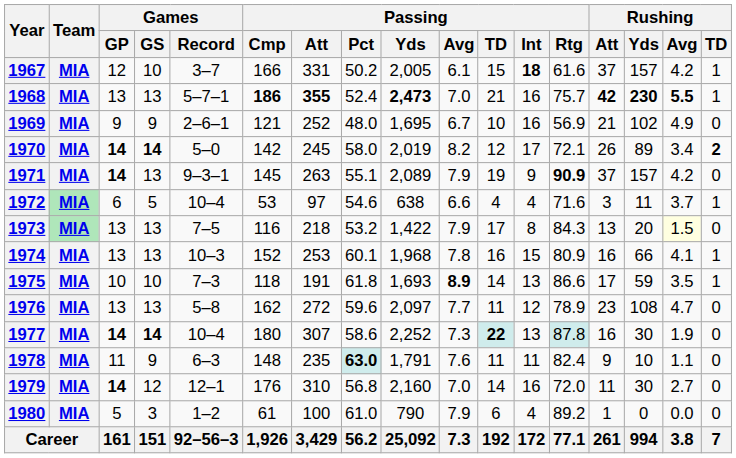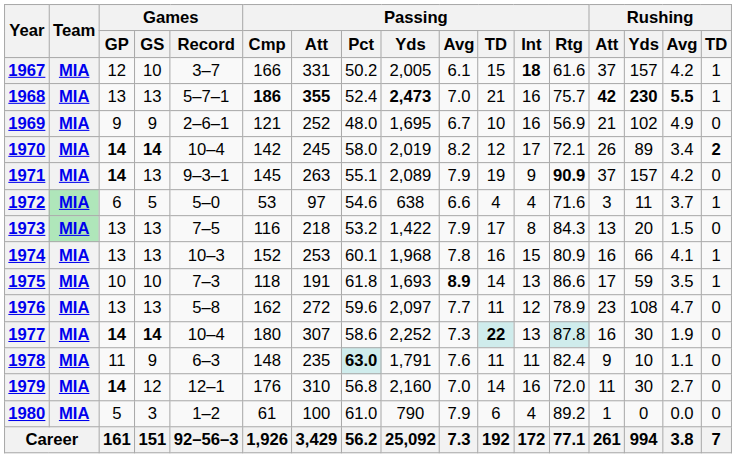(206, 149) 5–0 -> (206, 149) 10–4
(206, 202) 10–4 -> (206, 202) 5–0
(682, 228) lightyellow background -> (682, 228) no background
